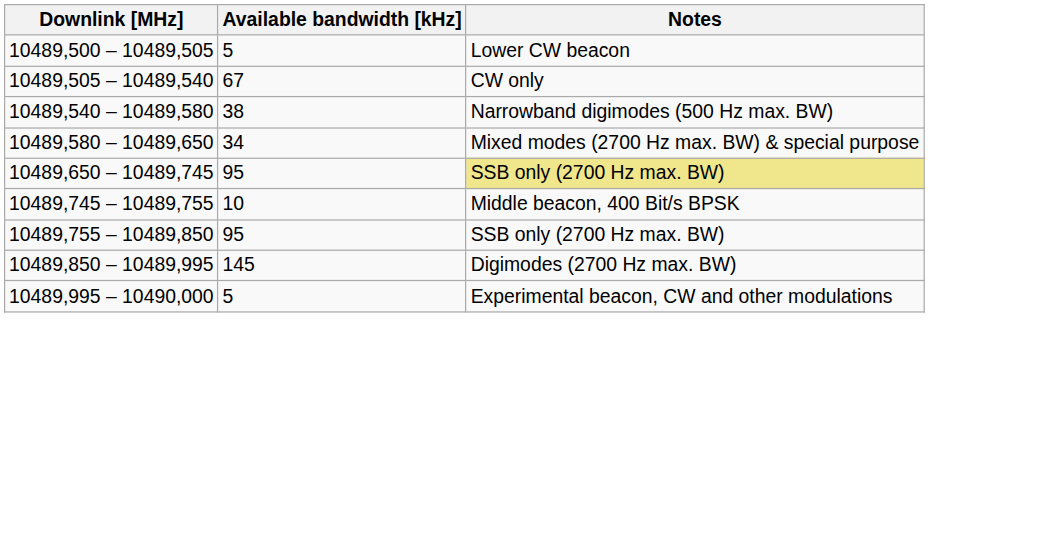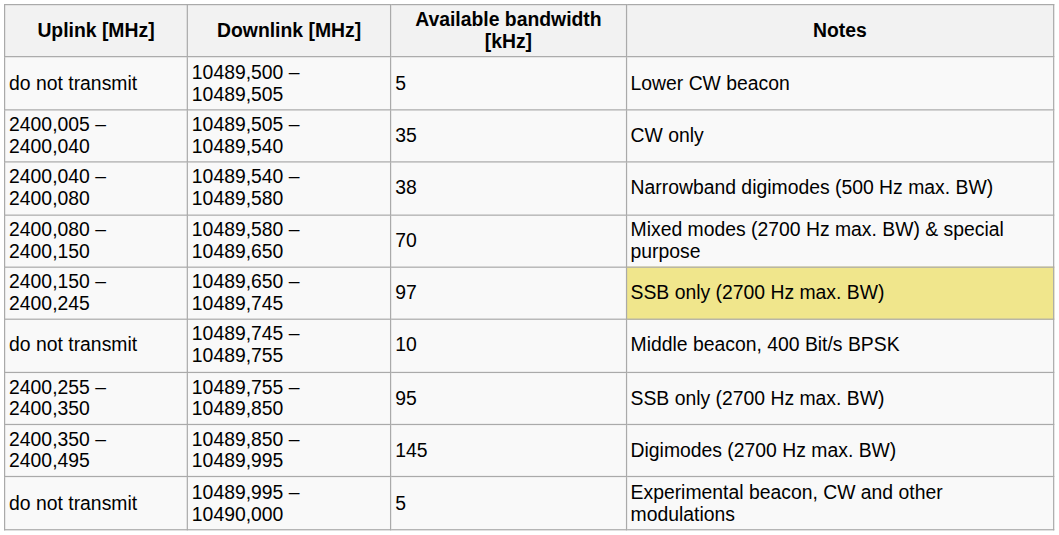+ column: (96, 30)
(233, 81) 67 -> (406, 135) 35
(233, 142) 34 -> (406, 240) 70
(233, 173) 95 -> (406, 293) 97
